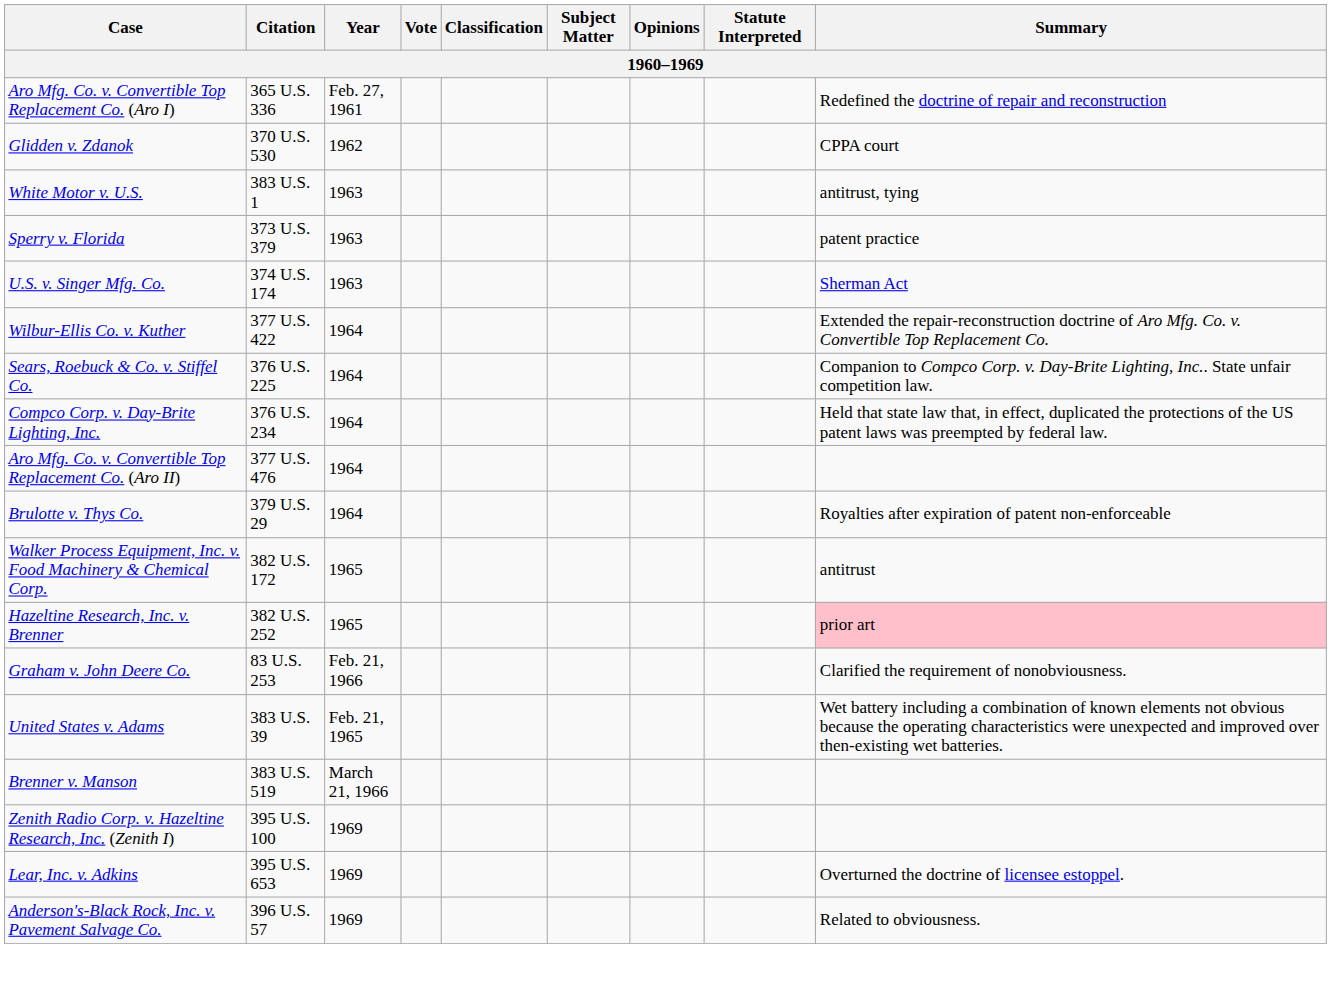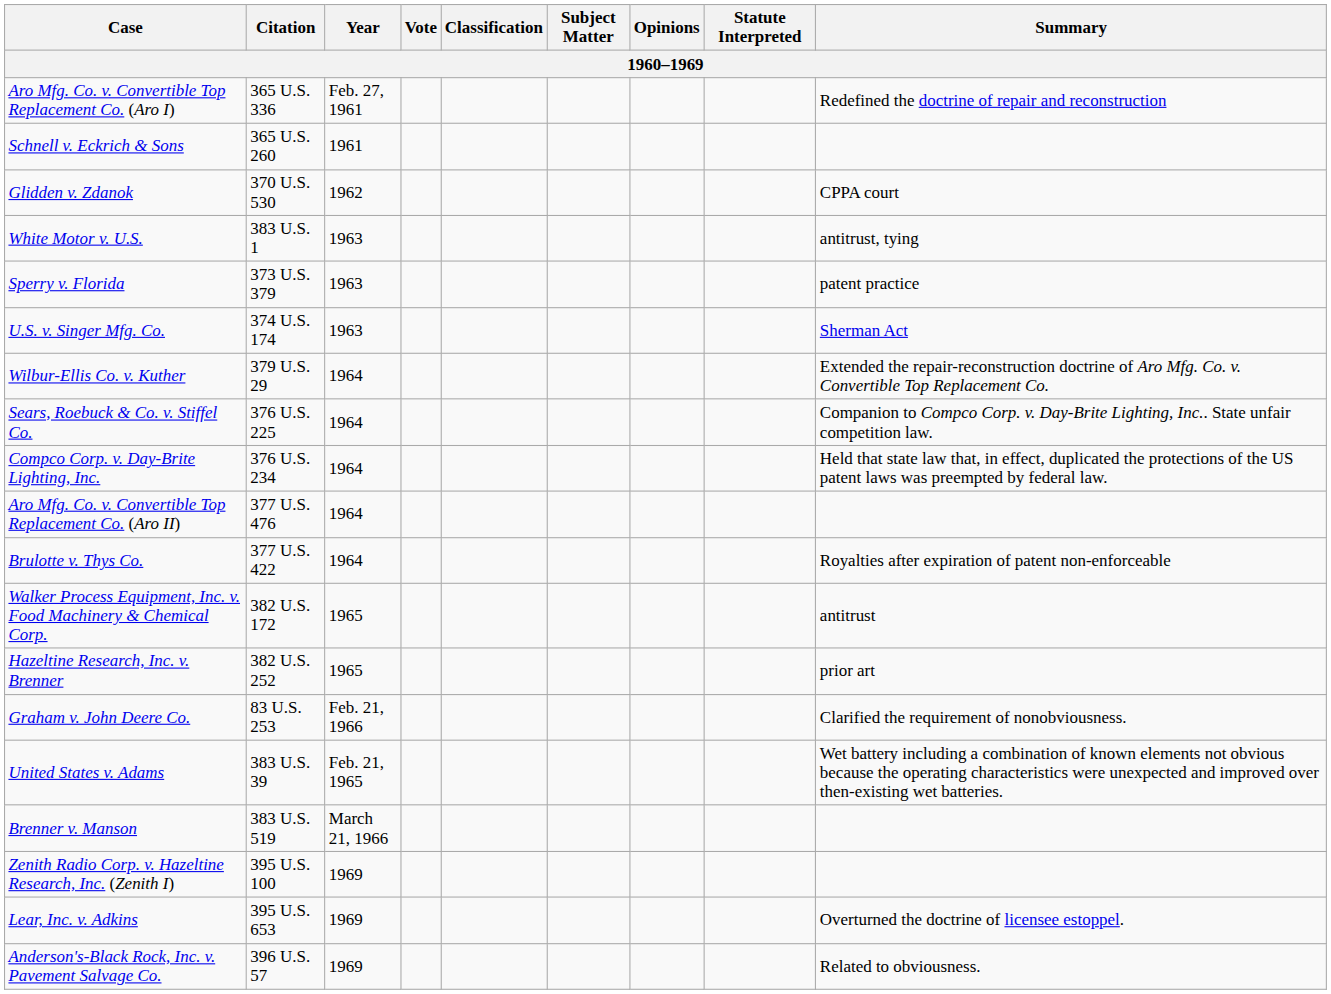+ row: (96, 146)
(280, 330) 377 U.S. 422 -> (280, 376) 379 U.S. 29
(280, 514) 379 U.S. 29 -> (280, 560) 377 U.S. 422
(847, 625) pink background -> (847, 671) no background
